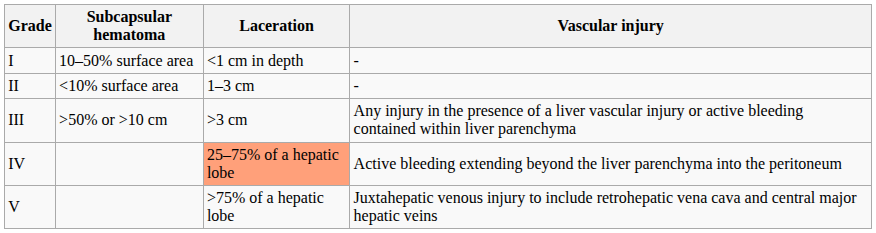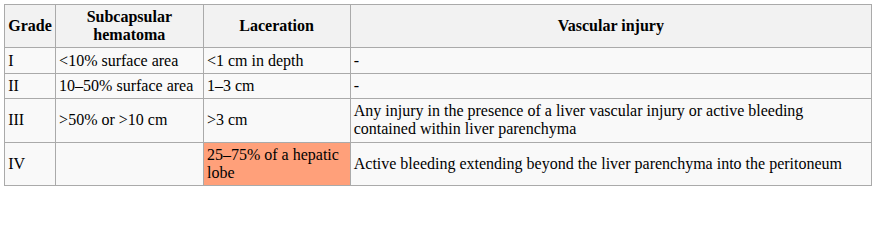(126, 60) 10–50% surface area -> (119, 60) <10% surface area
(119, 85) <10% surface area -> (126, 85) 10–50% surface area
- row: (14, 207)
